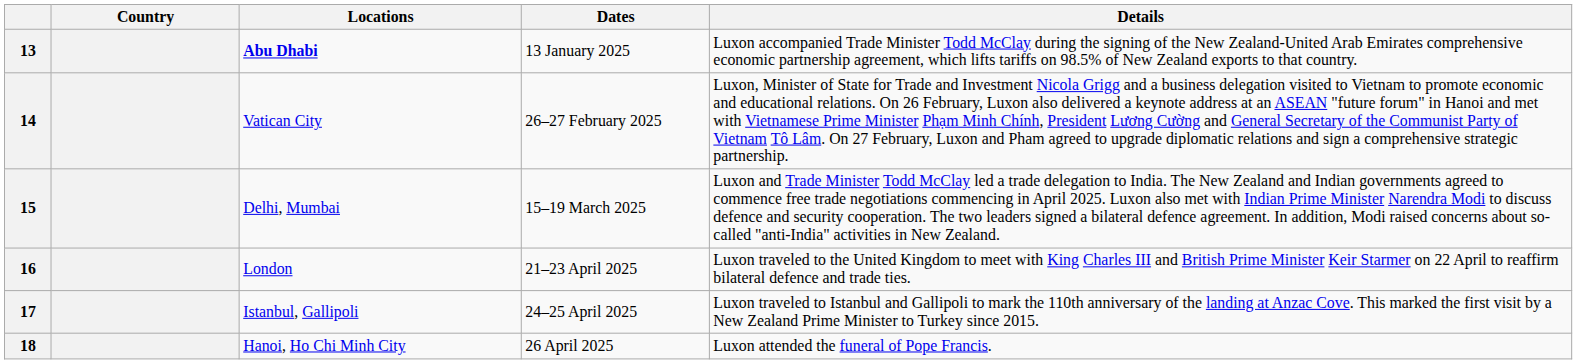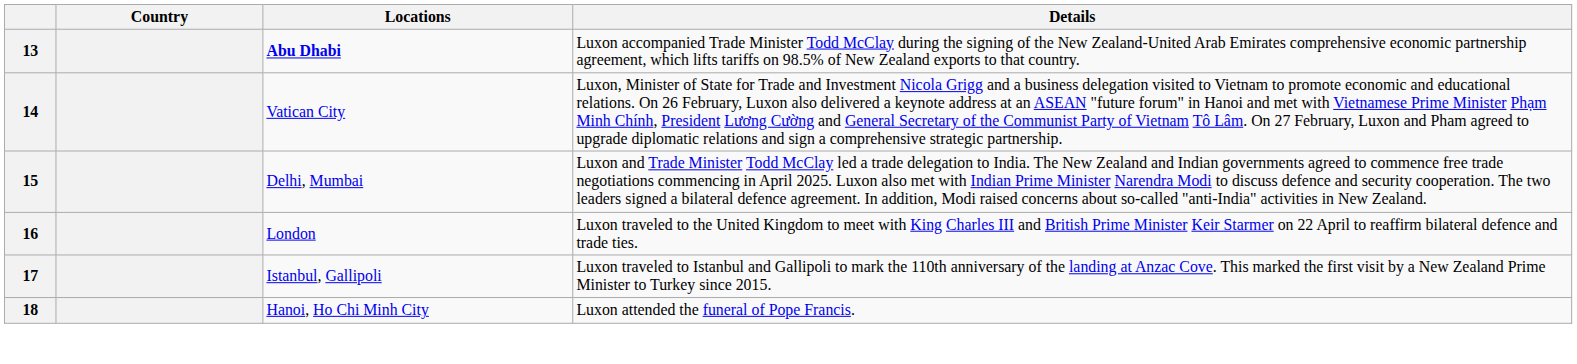- column: (616, 17)
